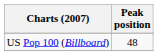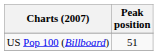(132, 42) 48 -> (132, 42) 51
